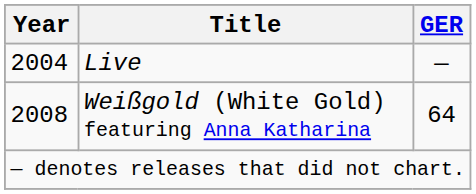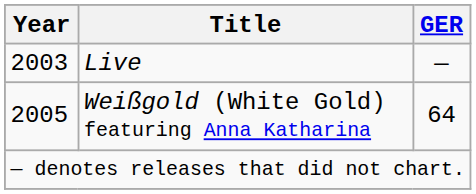(39, 63) 2004 -> (39, 63) 2003
(39, 116) 2008 -> (39, 116) 2005
